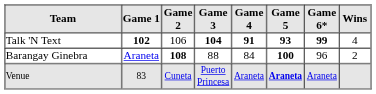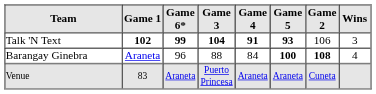columns swapped: (178, 18) <-> (322, 18)
(355, 40) 4 -> (355, 40) 3
(355, 55) 2 -> (355, 55) 4
(285, 76) bold -> (288, 76) normal
